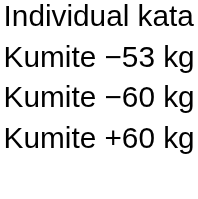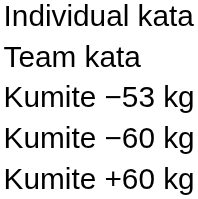+ row: (72, 56)
